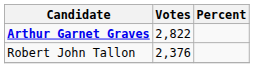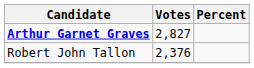(173, 33) 2,822 -> (173, 33) 2,827
